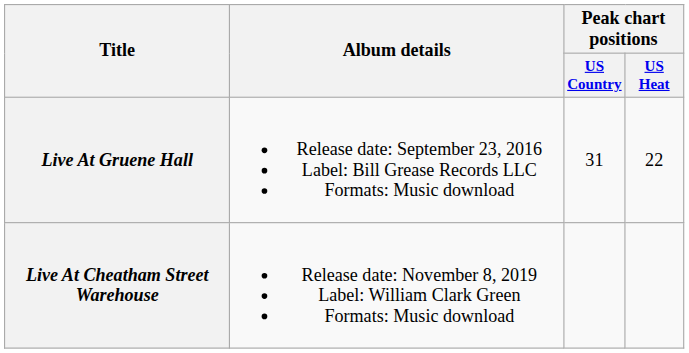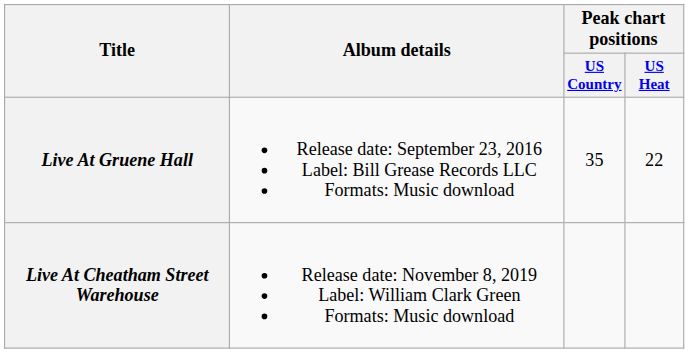(594, 159) 31 -> (594, 159) 35
